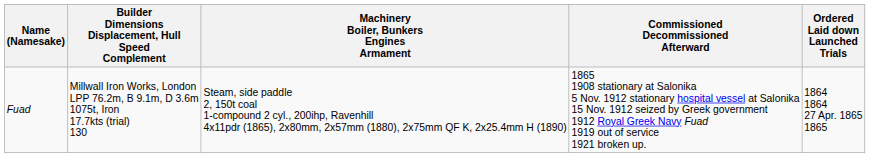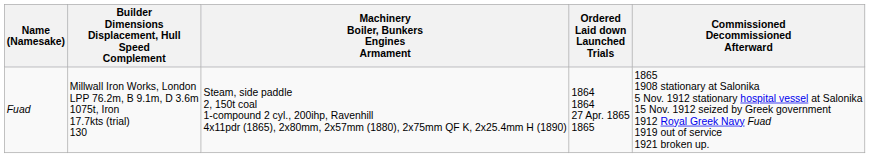columns swapped: (833, 36) <-> (685, 36)
